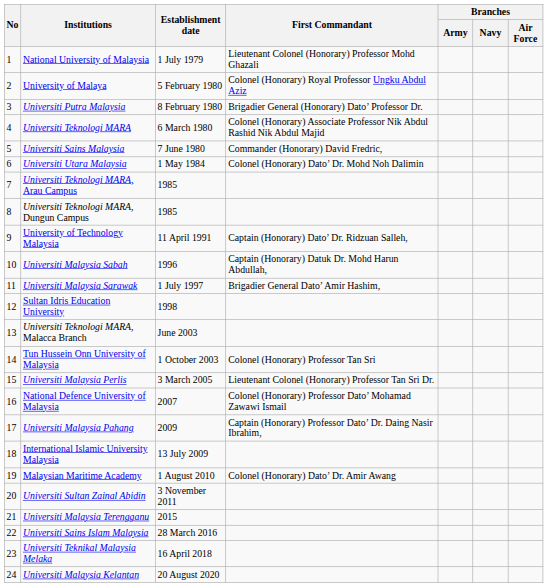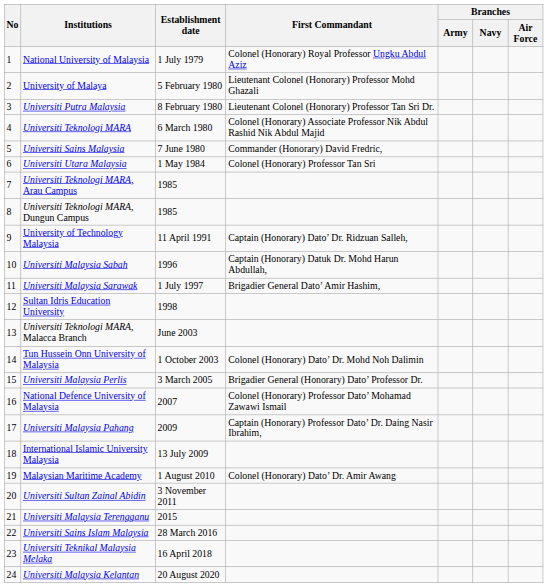(321, 59) Lieutenant Colonel (Honorary) Professor Mohd Ghazali -> (327, 59) Colonel (Honorary) Royal Professor Ungku Abdul Aziz
(327, 86) Colonel (Honorary) Royal Professor Ungku Abdul Aziz -> (321, 86) Lieutenant Colonel (Honorary) Professor Mohd Ghazali
(325, 107) Brigadier General (Honorary) Dato’ Professor Dr. -> (331, 107) Lieutenant Colonel (Honorary) Professor Tan Sri Dr.
(326, 164) Colonel (Honorary) Dato’ Dr. Mohd Noh Dalimin -> (302, 164) Colonel (Honorary) Professor Tan Sri
(302, 359) Colonel (Honorary) Professor Tan Sri -> (326, 359) Colonel (Honorary) Dato’ Dr. Mohd Noh Dalimin
(331, 380) Lieutenant Colonel (Honorary) Professor Tan Sri Dr. -> (325, 380) Brigadier General (Honorary) Dato’ Professor Dr.
